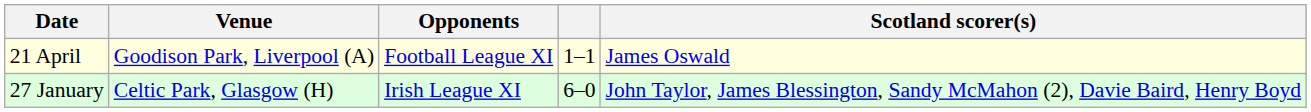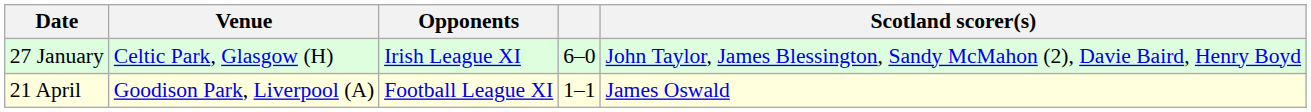rows swapped: (57, 90) <-> (45, 55)
